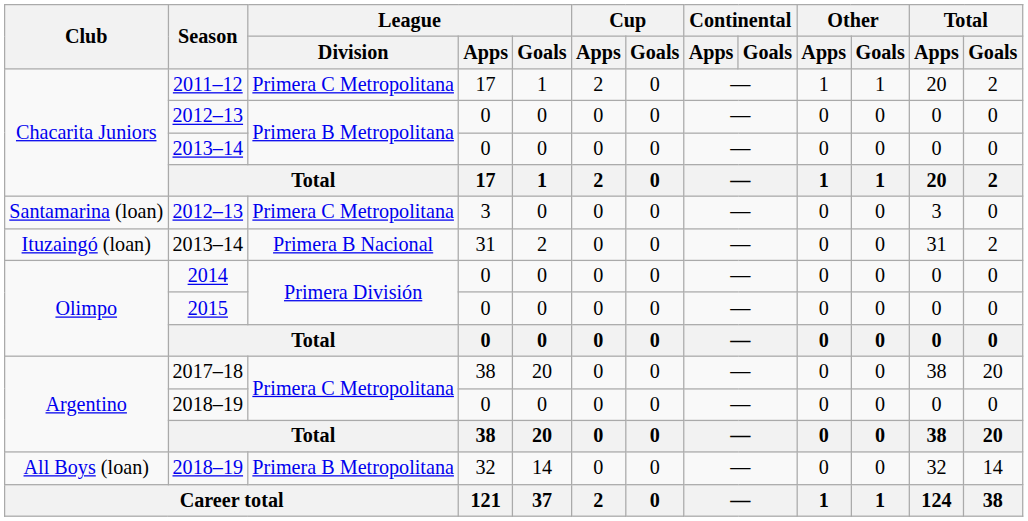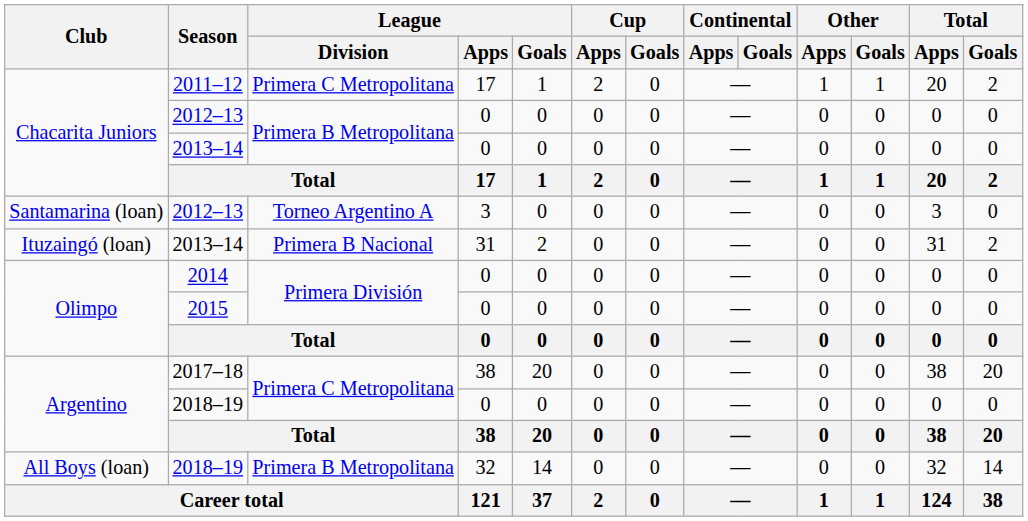(353, 212) Primera C Metropolitana -> (353, 212) Torneo Argentino A
